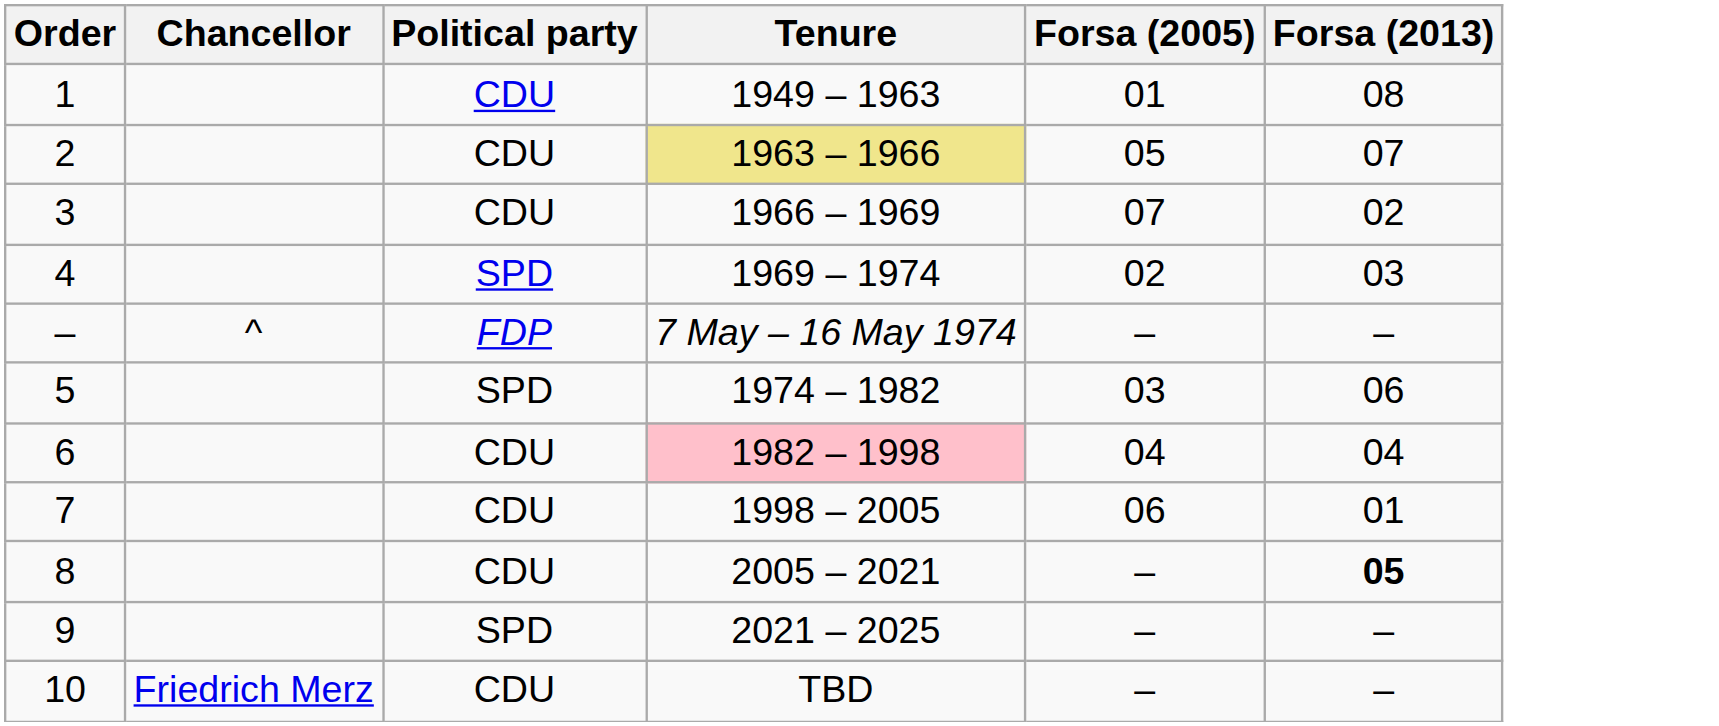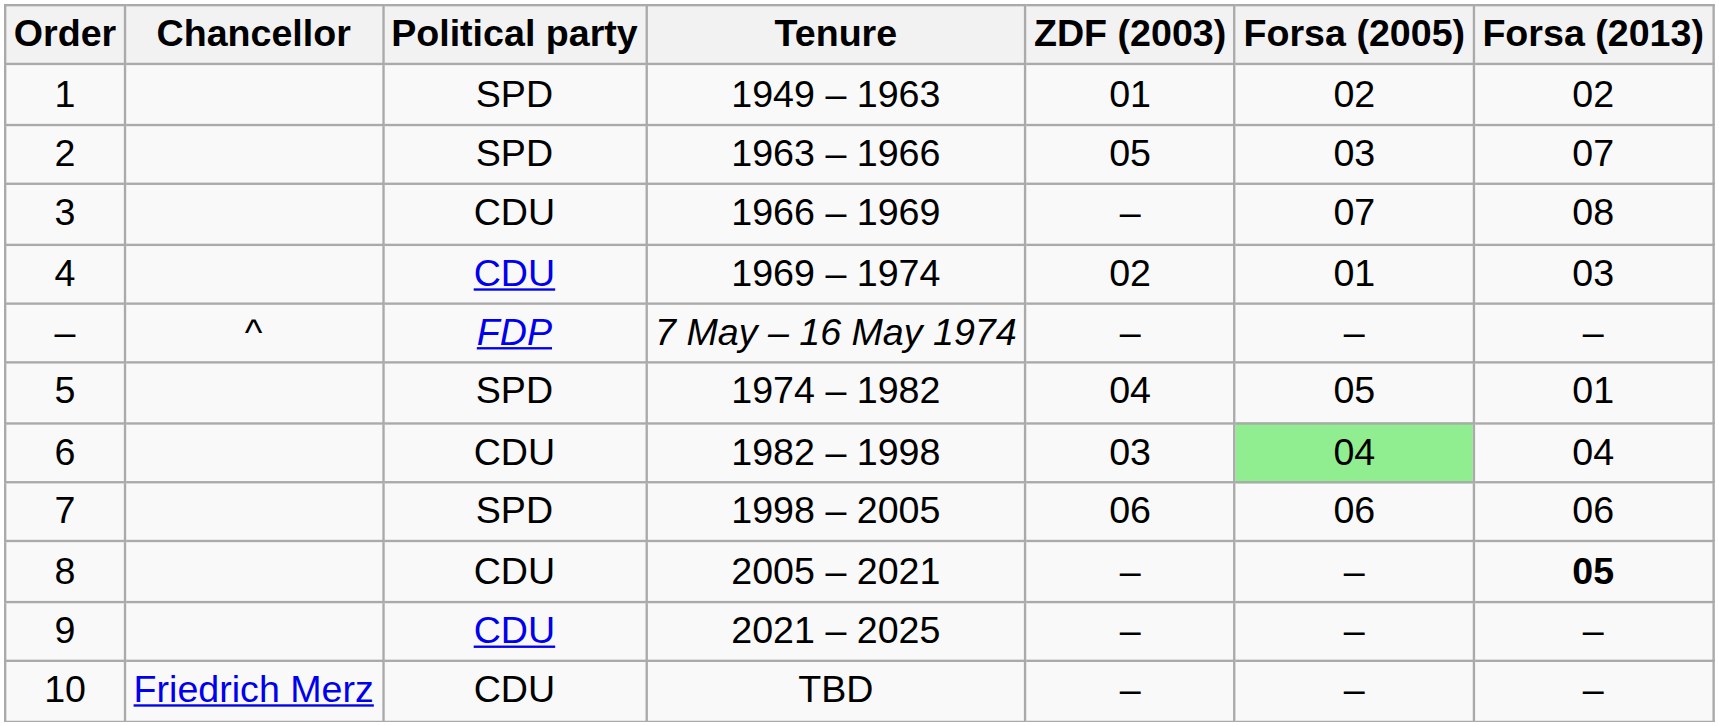+ column: (1130, 34)
(514, 93) CDU -> (514, 93) SPD
(1145, 93) 01 -> (1354, 93) 02
(1384, 93) 08 -> (1593, 93) 02
(514, 153) CDU -> (514, 153) SPD
(836, 153) khaki background -> (836, 153) no background
(1145, 153) 05 -> (1354, 153) 03
(1384, 213) 02 -> (1593, 213) 08
(514, 272) SPD -> (514, 272) CDU
(1145, 272) 02 -> (1354, 272) 01
(1145, 392) 03 -> (1354, 392) 05
(1384, 392) 06 -> (1593, 392) 01
(836, 451) pink background -> (836, 451) no background
(1145, 451) no background -> (1354, 451) lightgreen background
(514, 511) CDU -> (514, 511) SPD
(1384, 511) 01 -> (1593, 511) 06
(514, 630) SPD -> (514, 630) CDU
